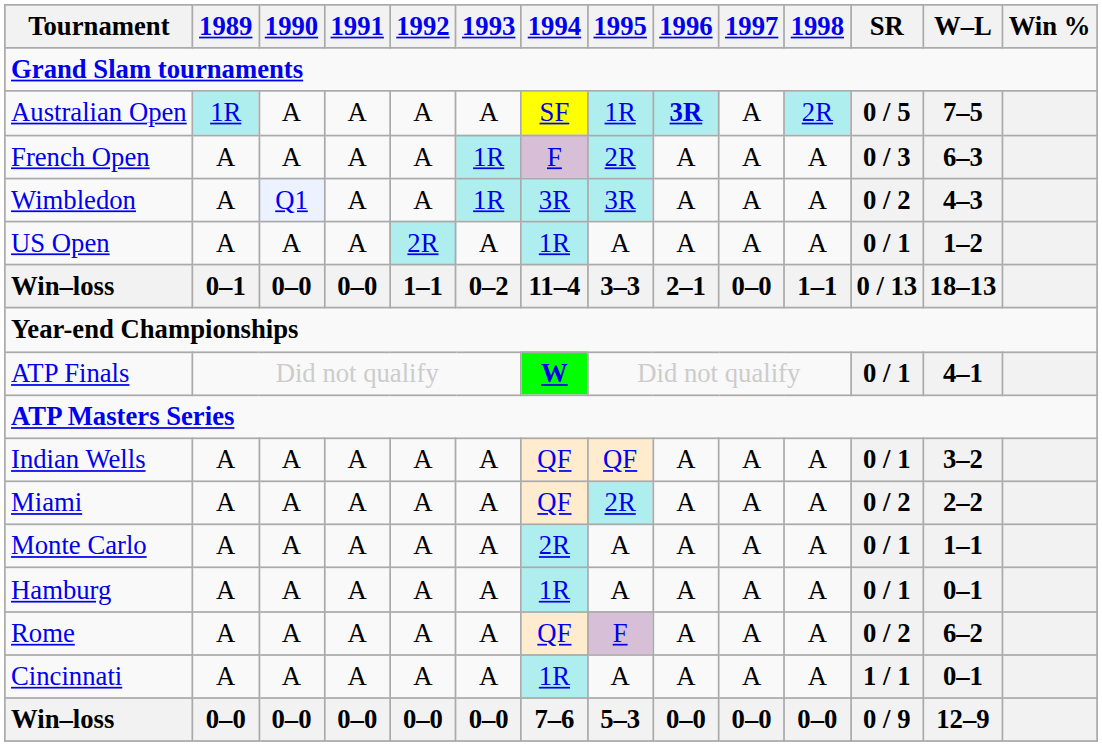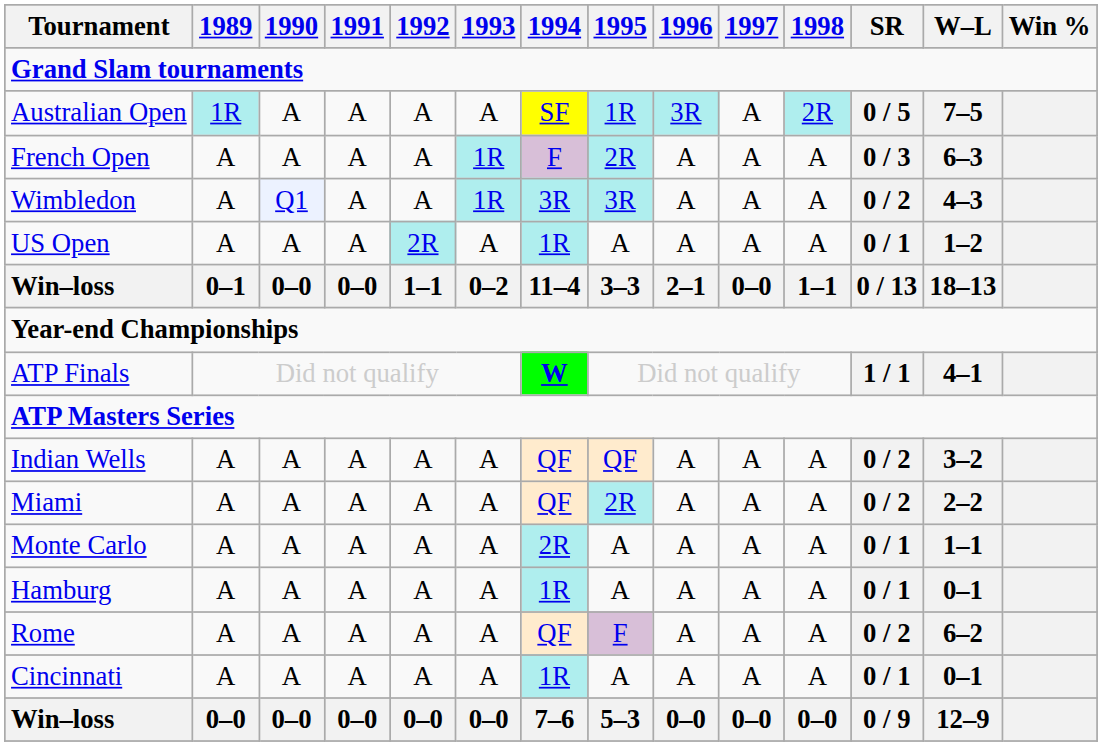(686, 112) bold -> (686, 112) normal
(887, 372) 0 / 1 -> (887, 372) 1 / 1
(887, 458) 0 / 1 -> (887, 458) 0 / 2
(887, 675) 1 / 1 -> (887, 675) 0 / 1
